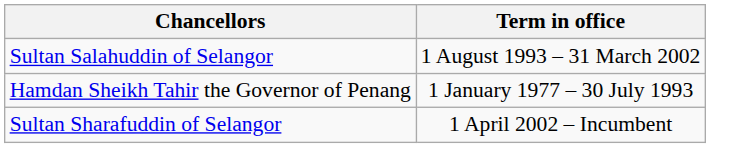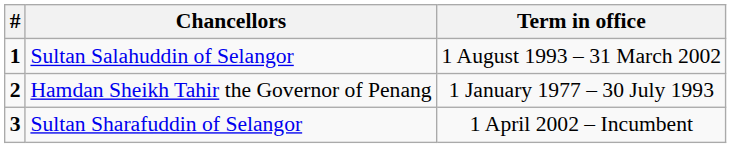+ column: (15, 21)
